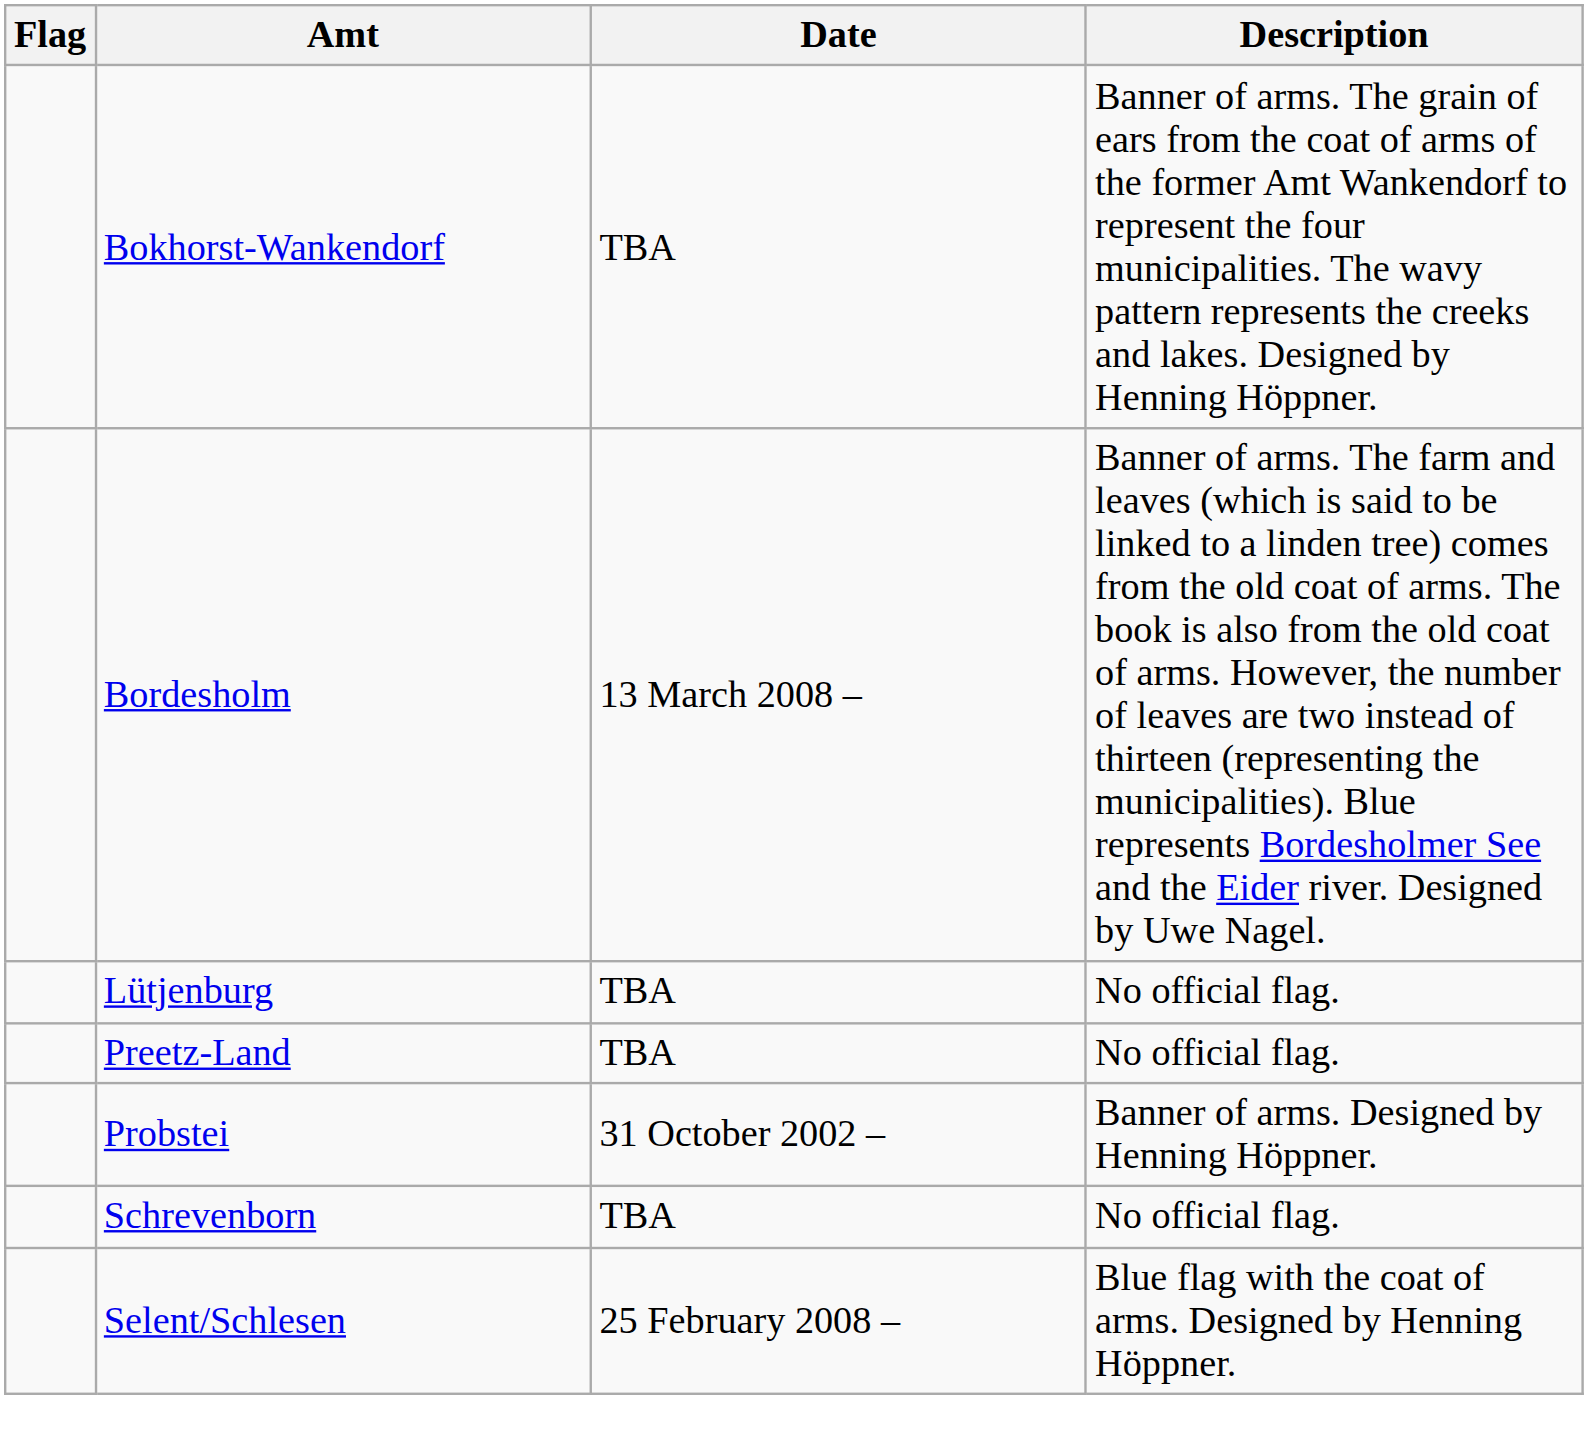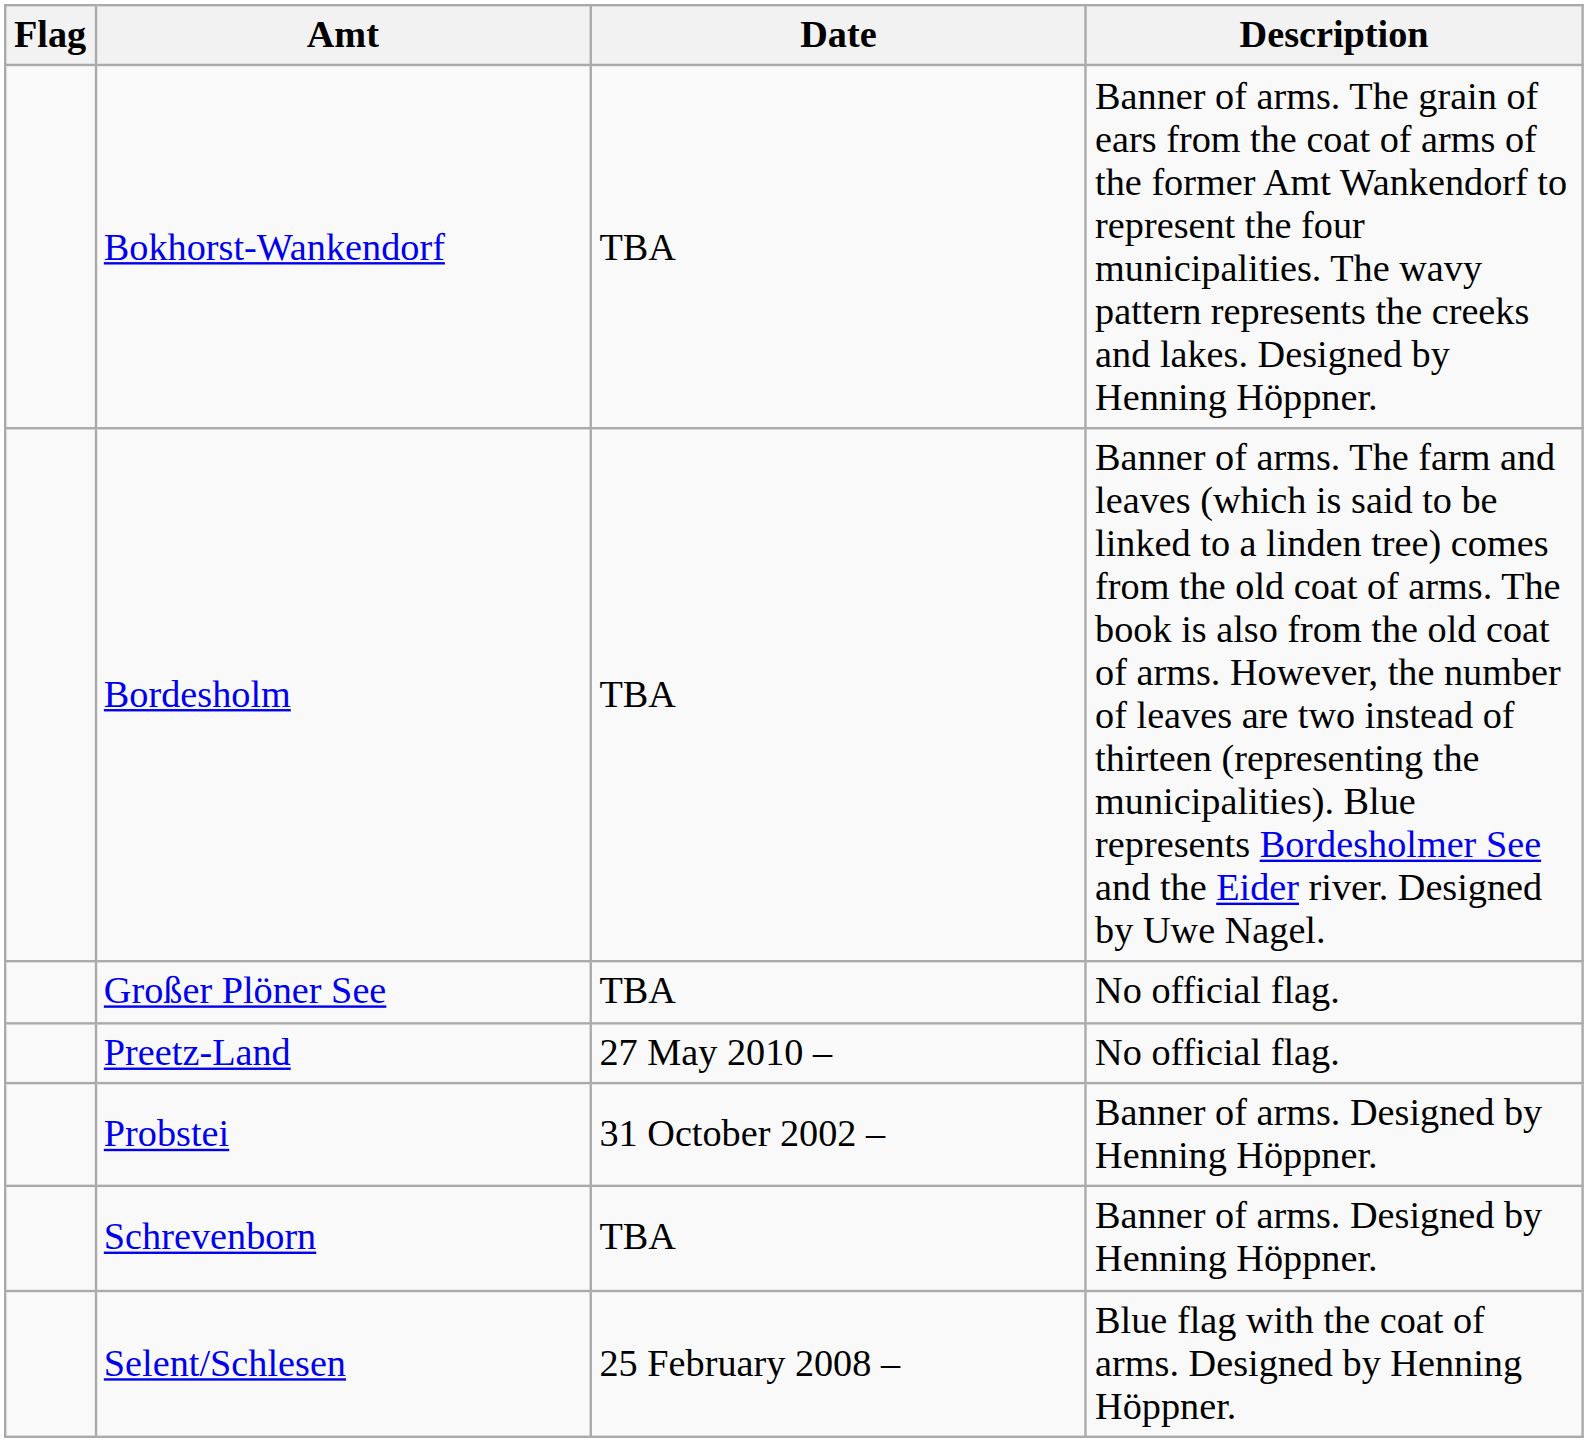(731, 693) 13 March 2008 – -> (638, 693) TBA
+ row: (245, 991)
- row: (188, 991)
(638, 1051) TBA -> (716, 1051) 27 May 2010 –
(1217, 1216) No official flag. -> (1319, 1237) Banner of arms. Designed by Henning Höppner.
